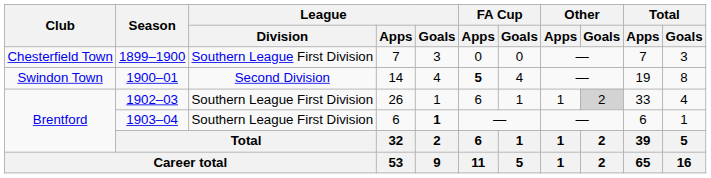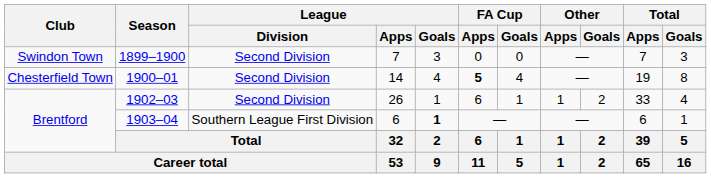(60, 57) Chesterfield Town -> (60, 57) Swindon Town
(282, 57) Southern League First Division -> (282, 57) Second Division
(60, 78) Swindon Town -> (60, 78) Chesterfield Town
(282, 99) Southern League First Division -> (282, 99) Second Division
(602, 99) lightgrey background -> (602, 99) no background
